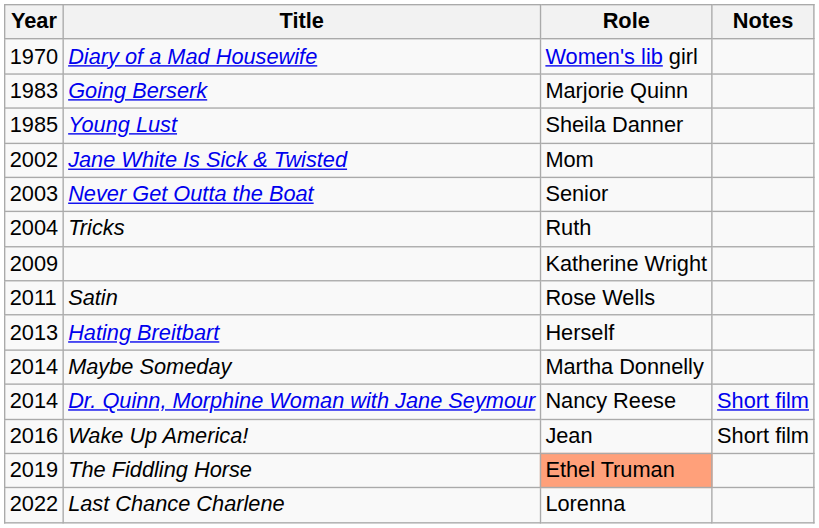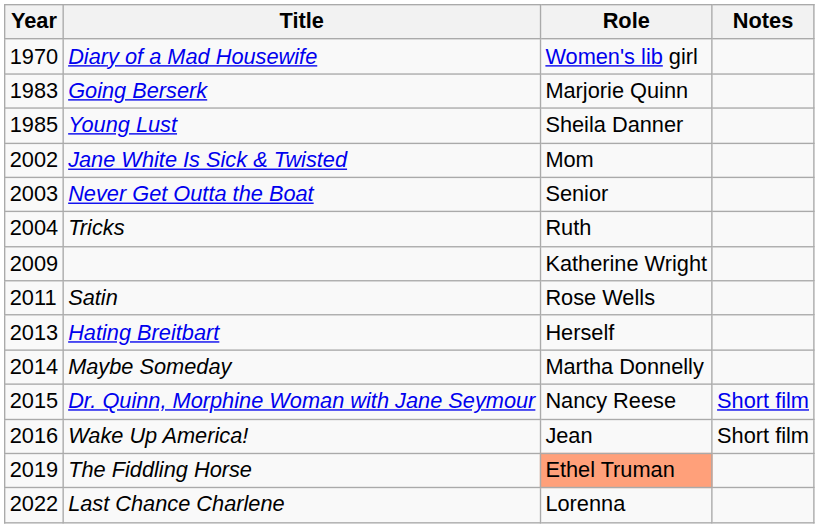(34, 401) 2014 -> (34, 401) 2015
